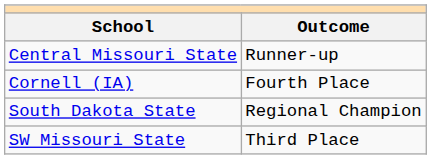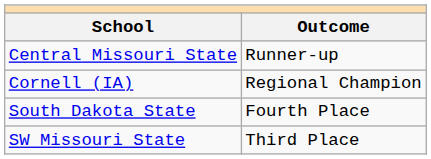(308, 84) Fourth Place -> (333, 84) Regional Champion
(333, 112) Regional Champion -> (308, 112) Fourth Place
